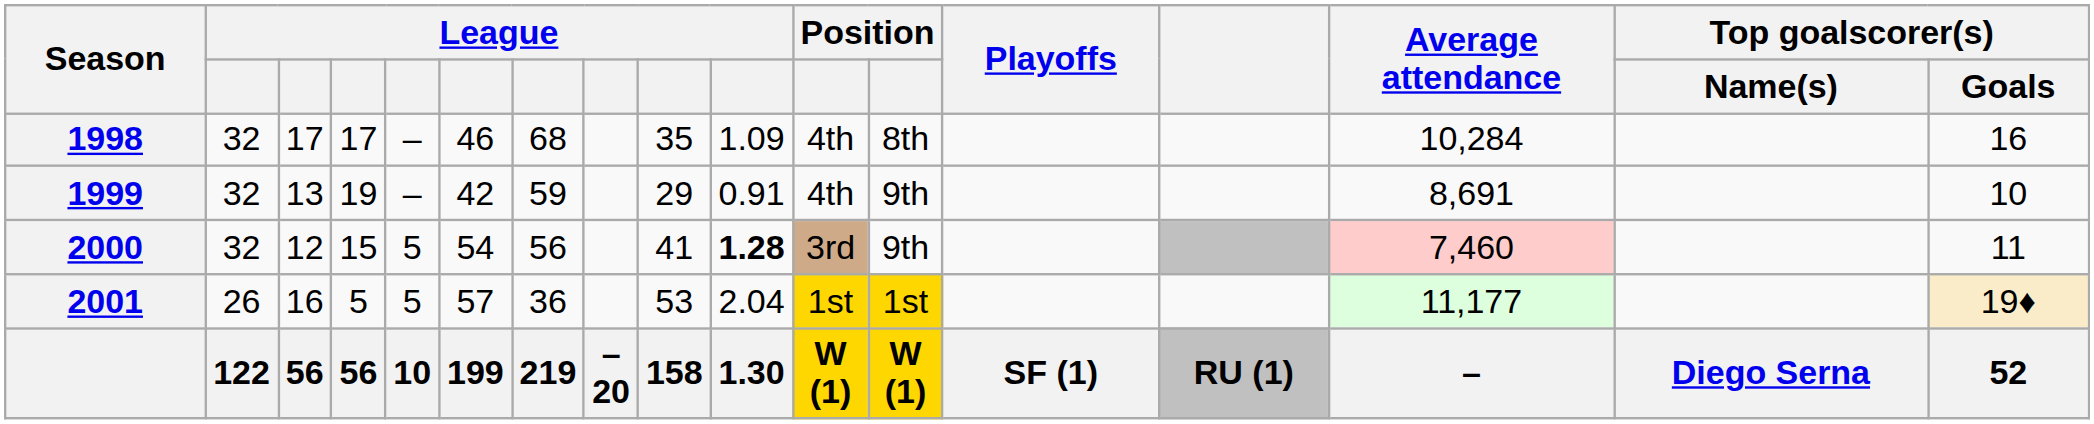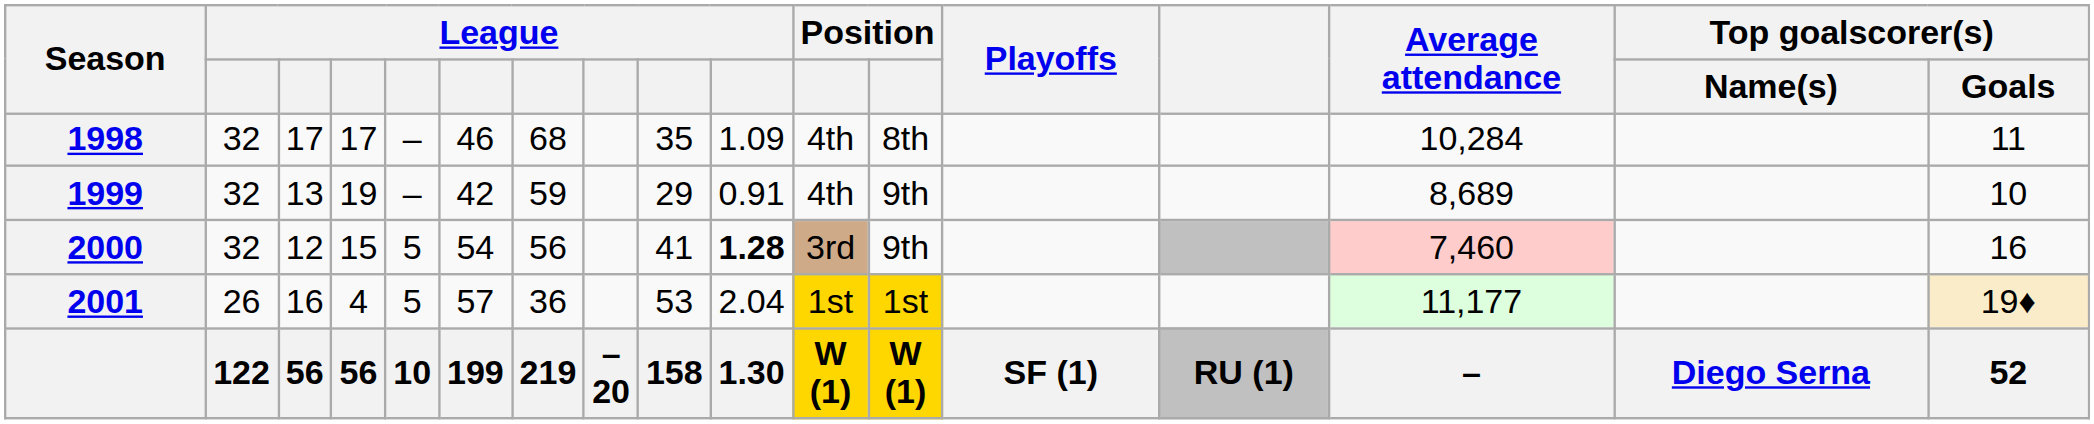(2008, 140) 16 -> (2008, 140) 11
(1471, 193) 8,691 -> (1471, 193) 8,689
(2008, 247) 11 -> (2008, 247) 16
(358, 301) 5 -> (358, 301) 4
